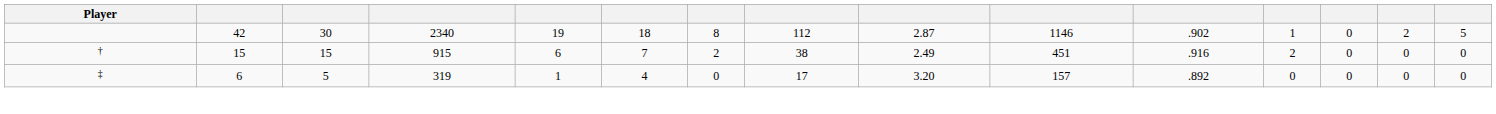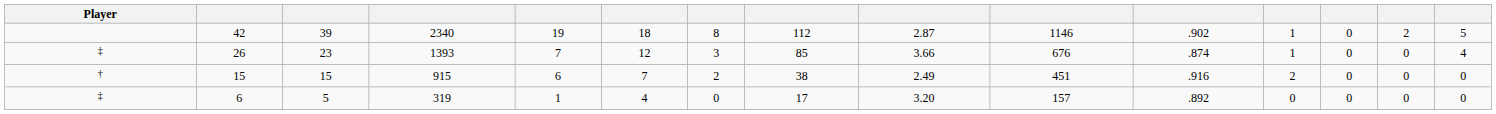(326, 33) 30 -> (326, 33) 39
+ row: (239, 53)
